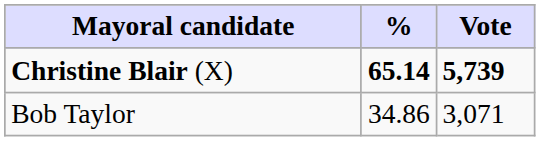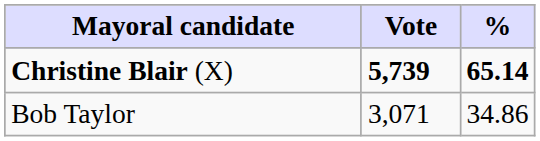columns swapped: (485, 26) <-> (399, 26)
